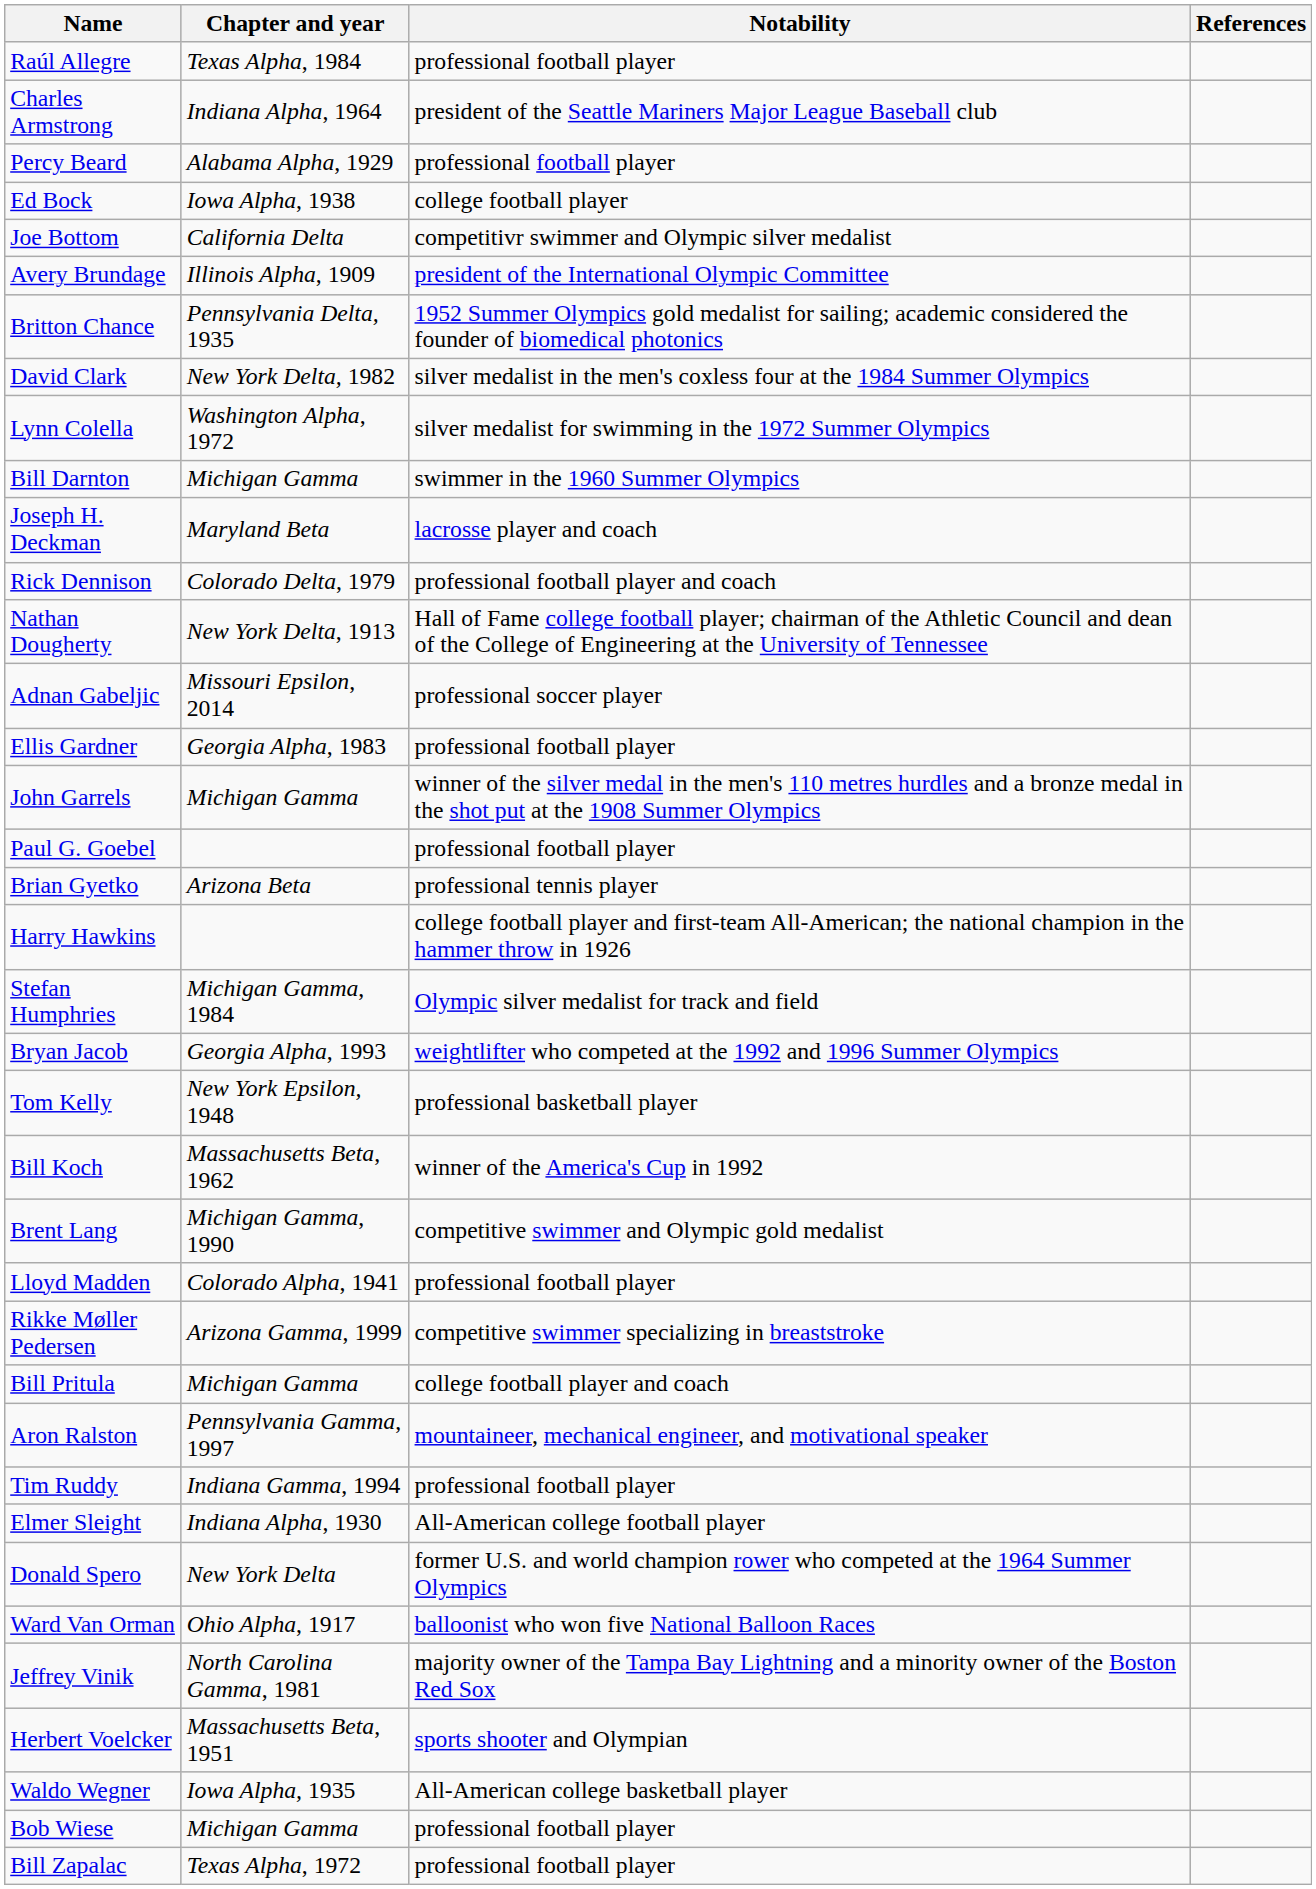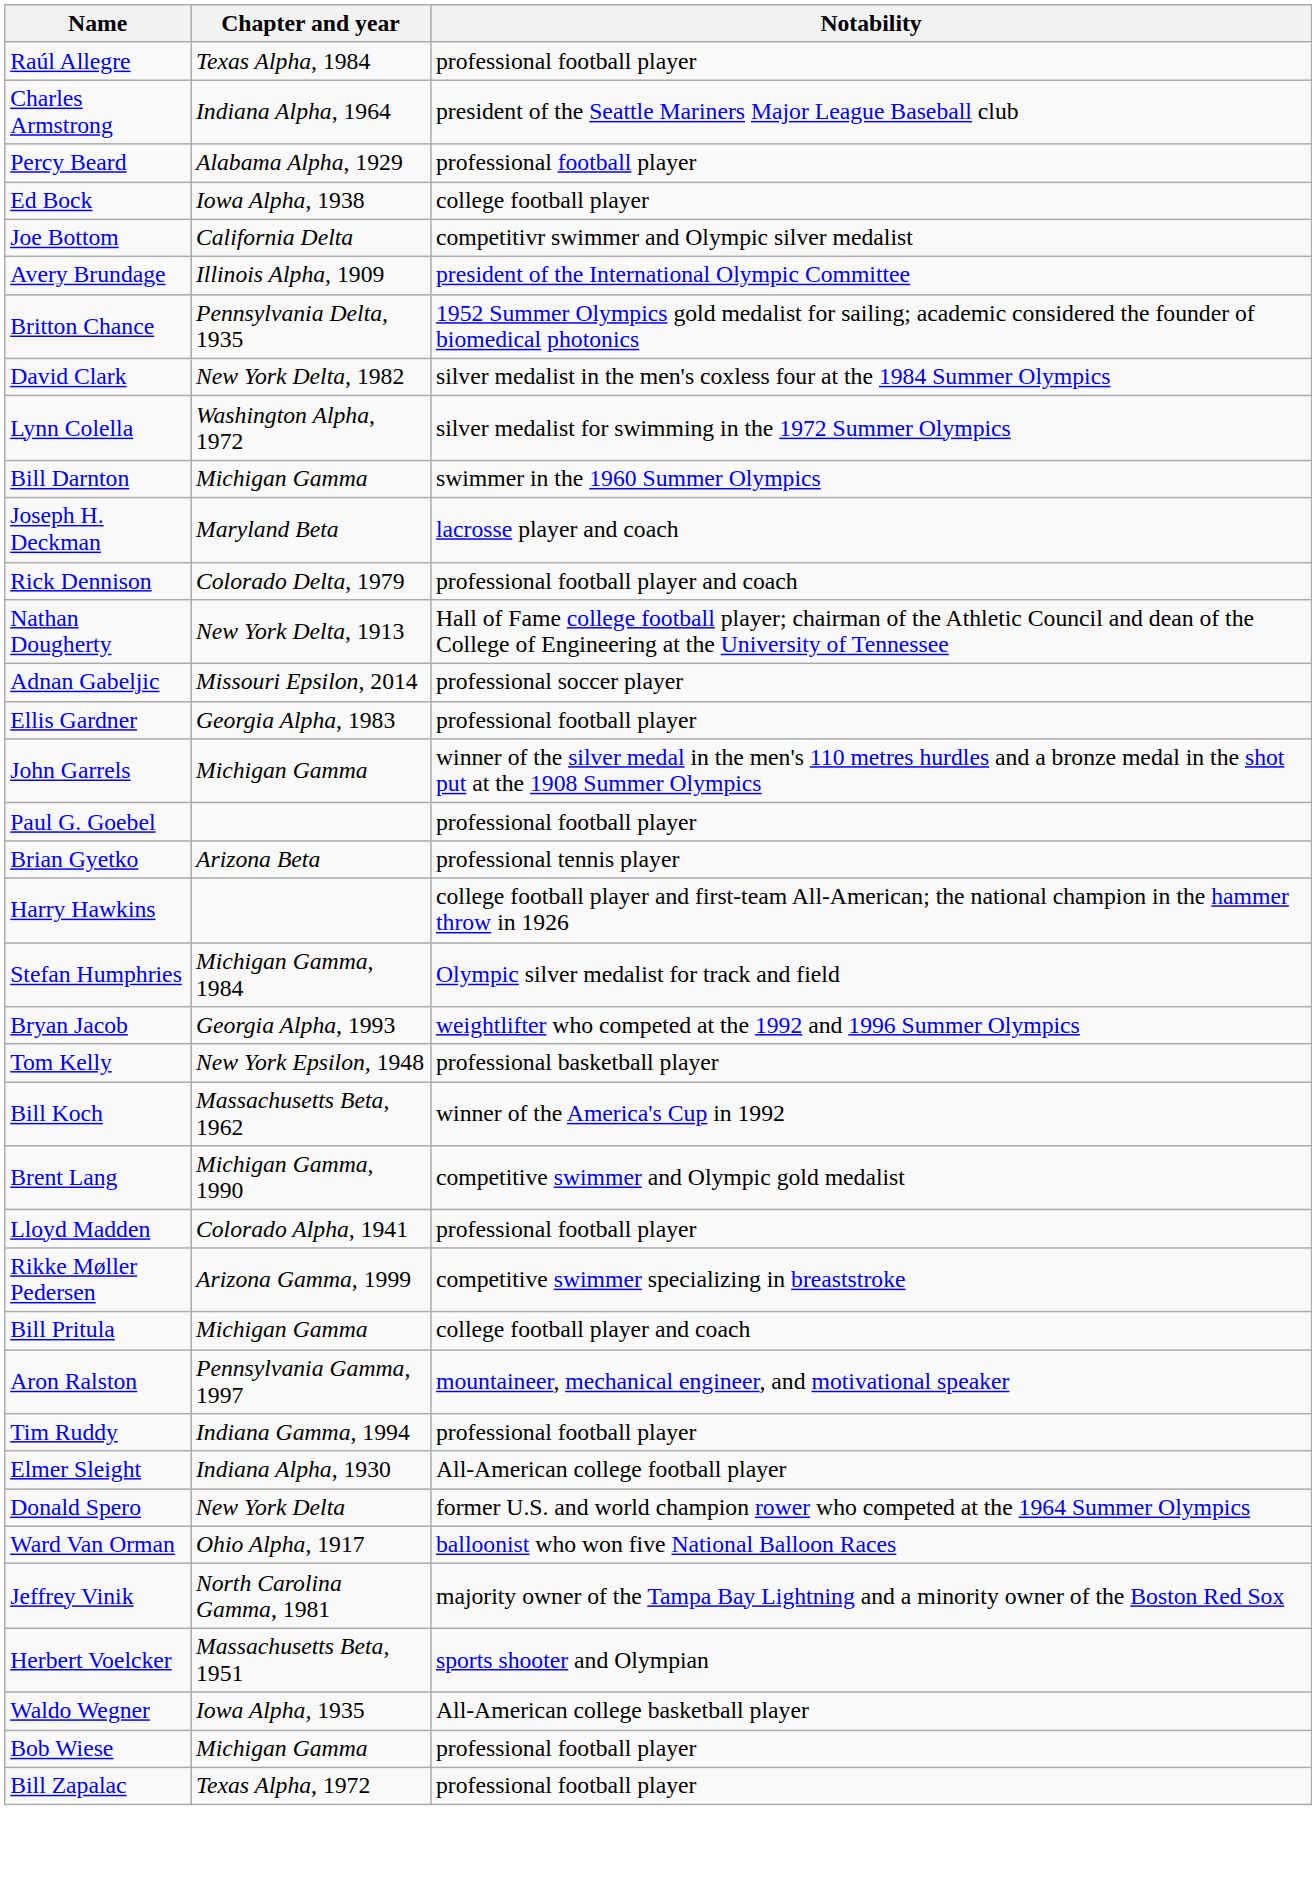- column: (1251, 23)
